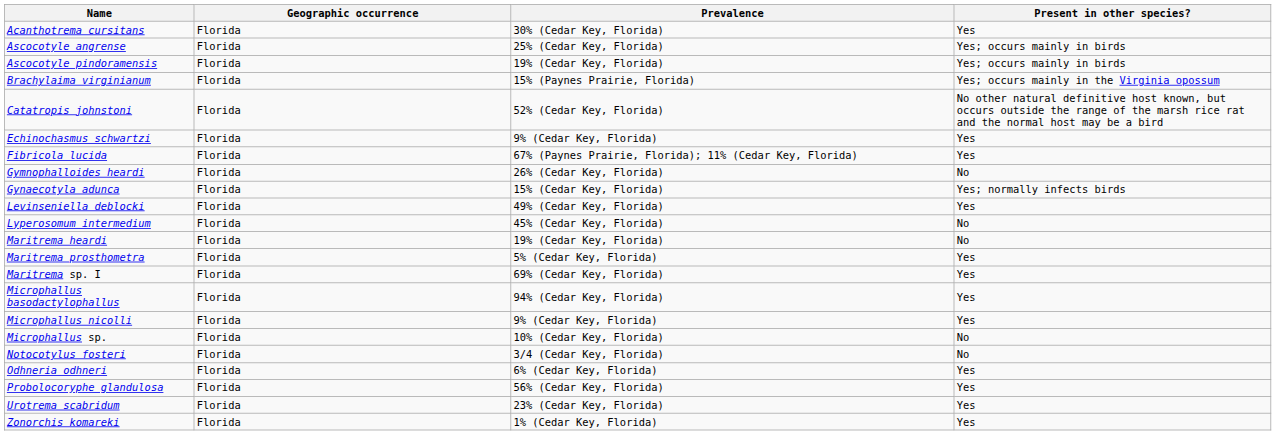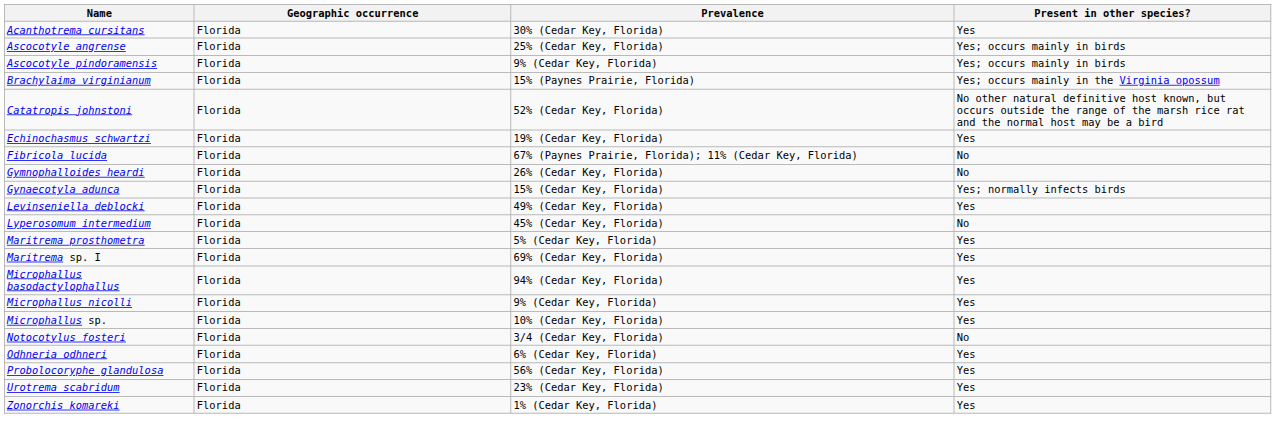(589, 64) 19% (Cedar Key, Florida) -> (585, 64) 9% (Cedar Key, Florida)
(585, 139) 9% (Cedar Key, Florida) -> (589, 139) 19% (Cedar Key, Florida)
(966, 156) Yes -> (963, 156) No
- row: (57, 240)
(963, 337) No -> (966, 320) Yes
